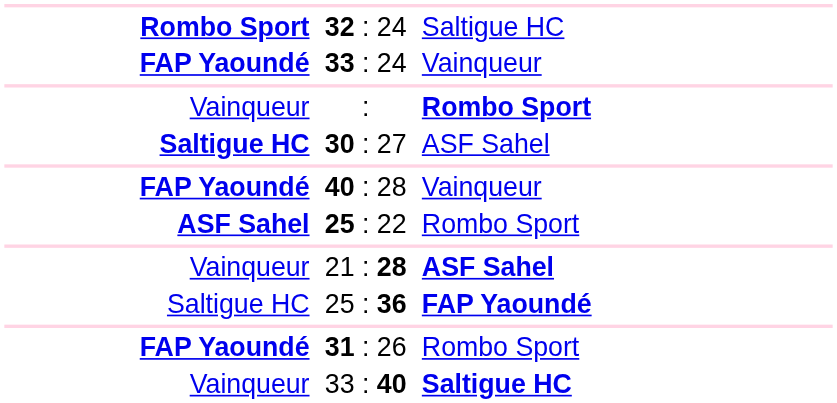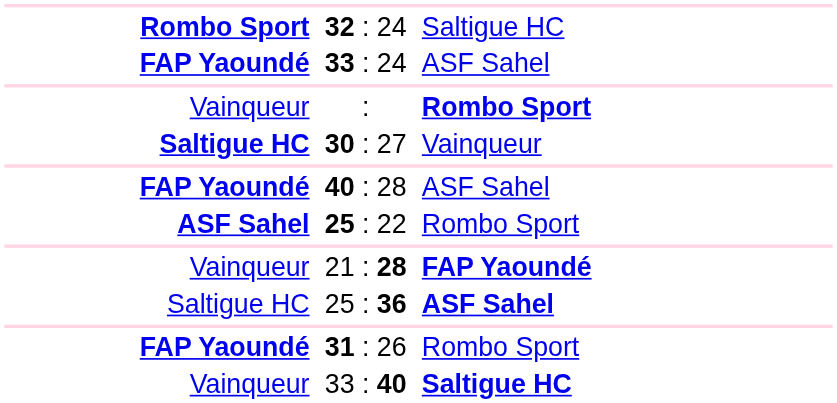(482, 63) Vainqueur -> (486, 63) ASF Sahel
(486, 143) ASF Sahel -> (482, 143) Vainqueur
(482, 187) Vainqueur -> (486, 187) ASF Sahel
(488, 267) ASF Sahel -> (507, 267) FAP Yaoundé
(507, 304) FAP Yaoundé -> (488, 304) ASF Sahel
